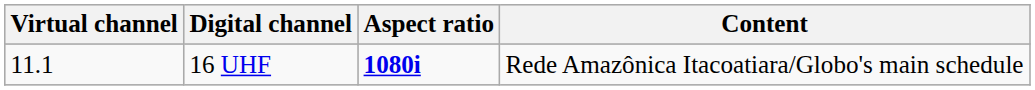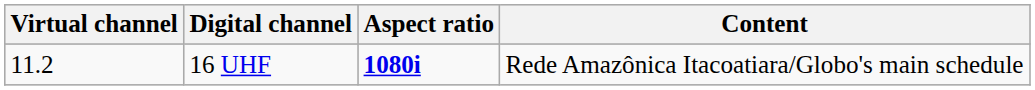(32, 64) 11.1 -> (32, 64) 11.2
